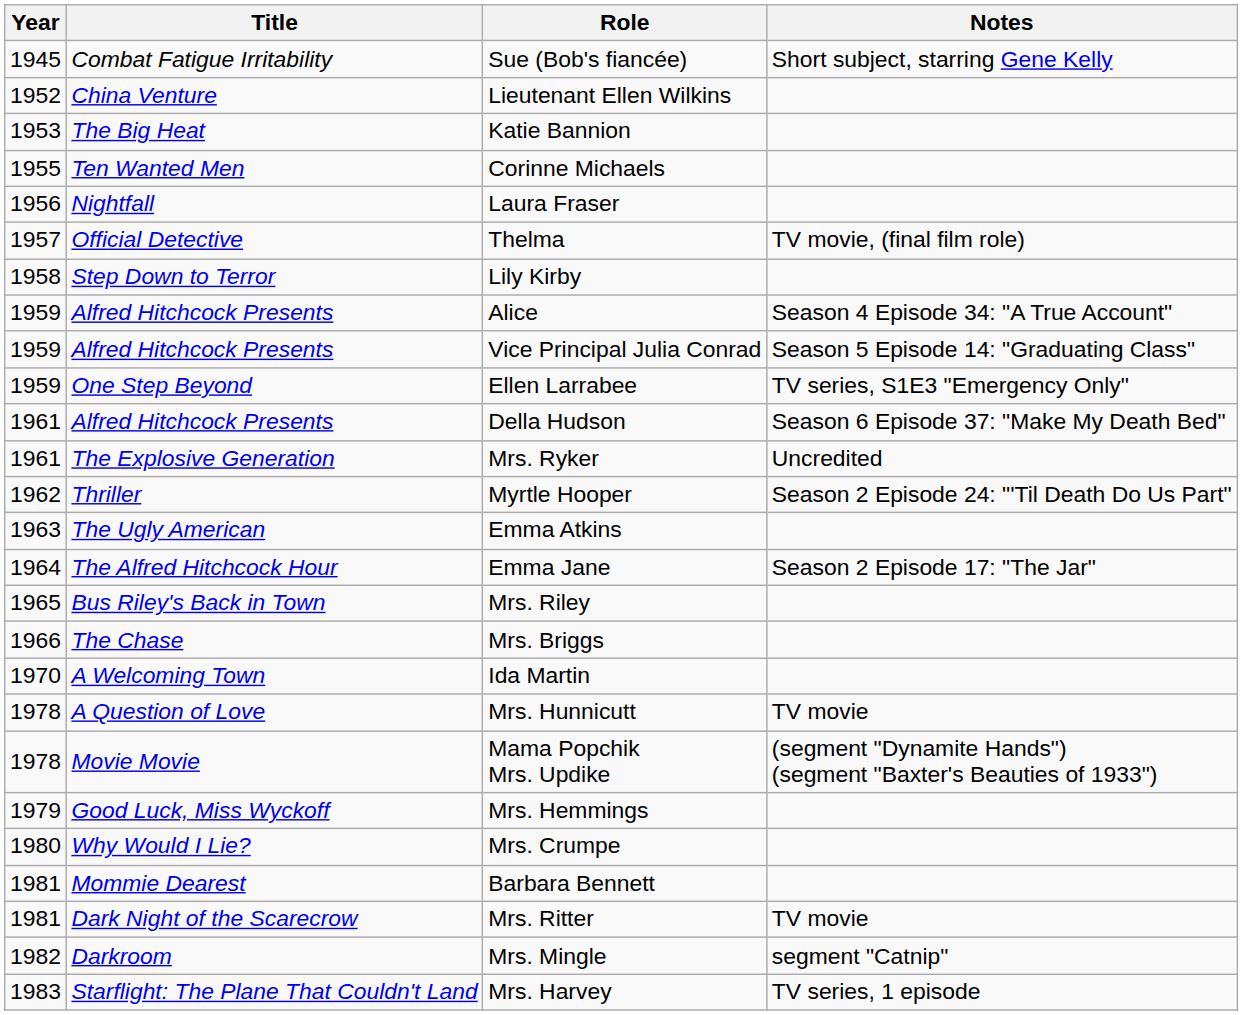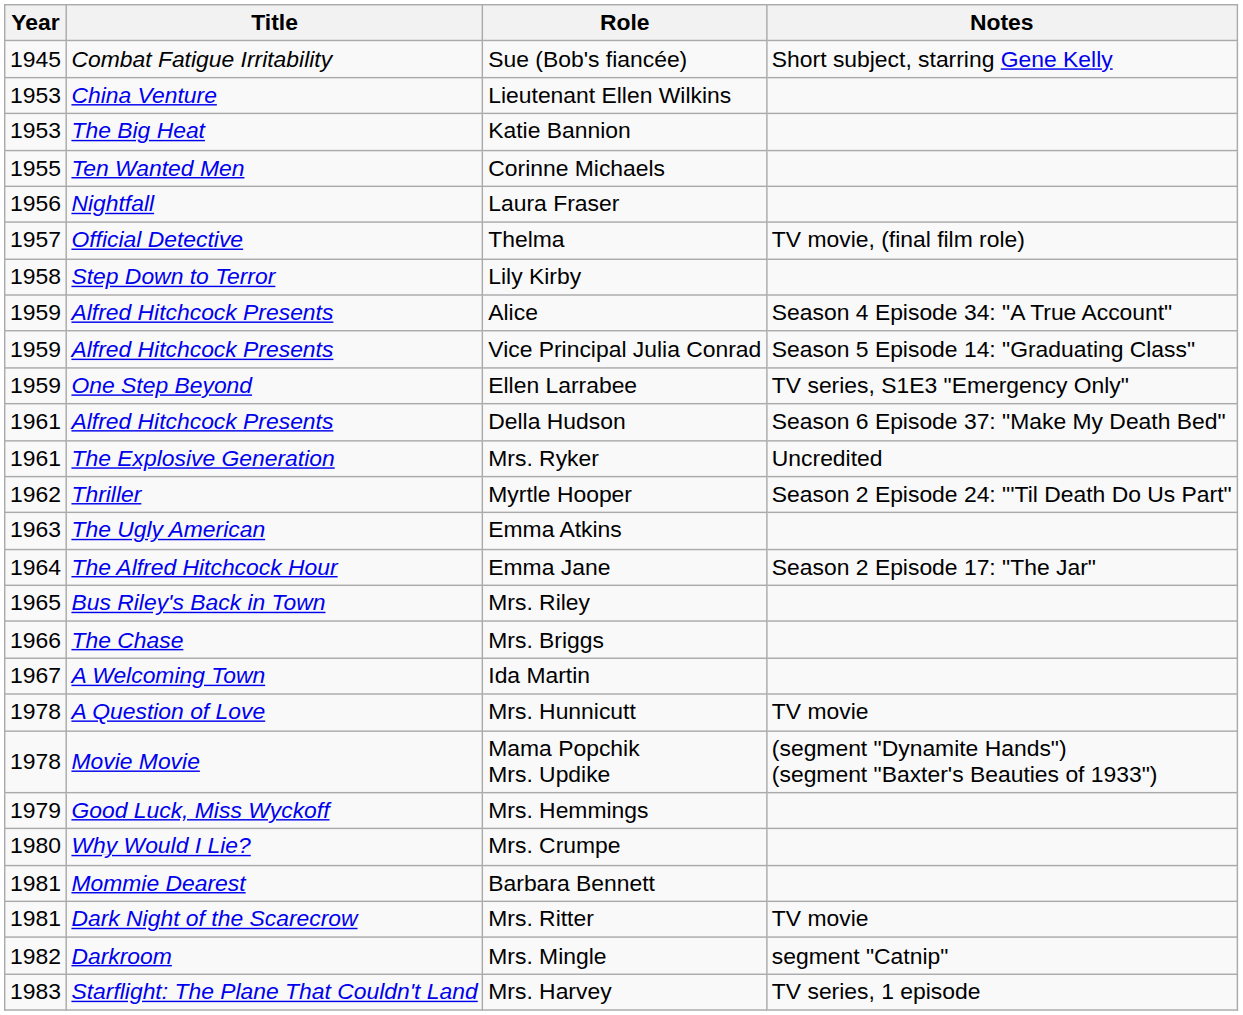(35, 95) 1952 -> (35, 95) 1953
(35, 675) 1970 -> (35, 675) 1967
